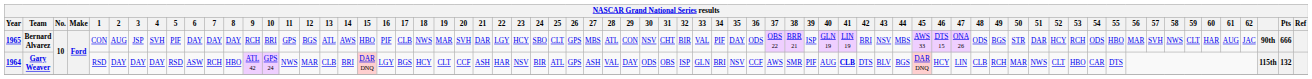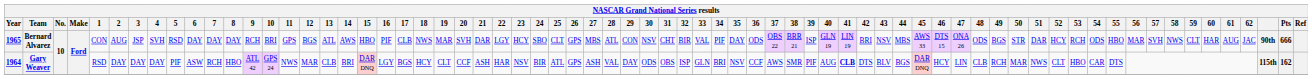(176, 41) PIF -> (176, 41) RSD
(176, 63) RSD -> (176, 63) PIF
(1286, 63) 132 -> (1286, 63) 162
